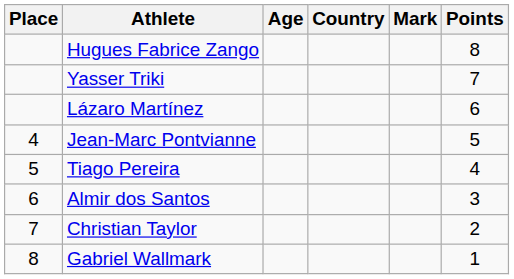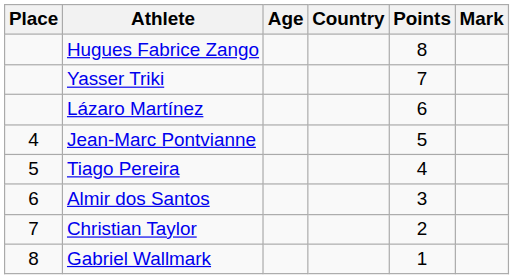columns swapped: (415, 19) <-> (475, 19)
